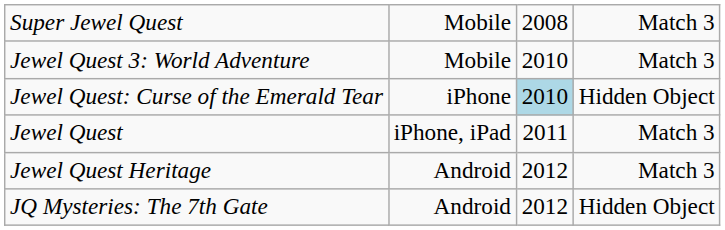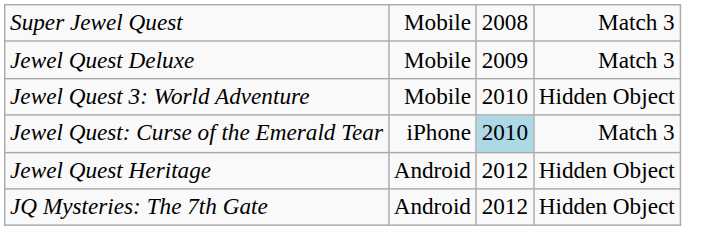+ row: (102, 59)
(676, 59) Match 3 -> (607, 96) Hidden Object
(647, 96) Hidden Object -> (636, 133) Match 3
- row: (66, 133)
(676, 170) Match 3 -> (607, 170) Hidden Object
